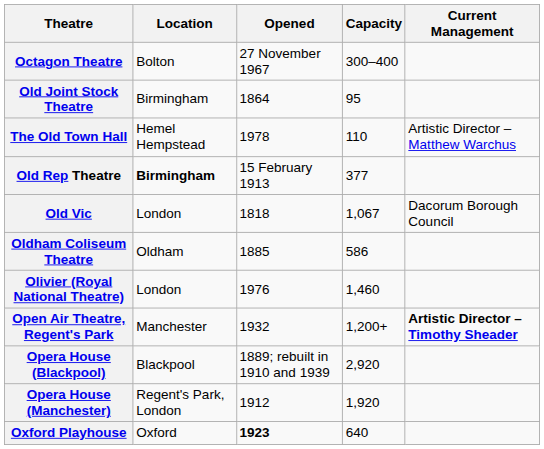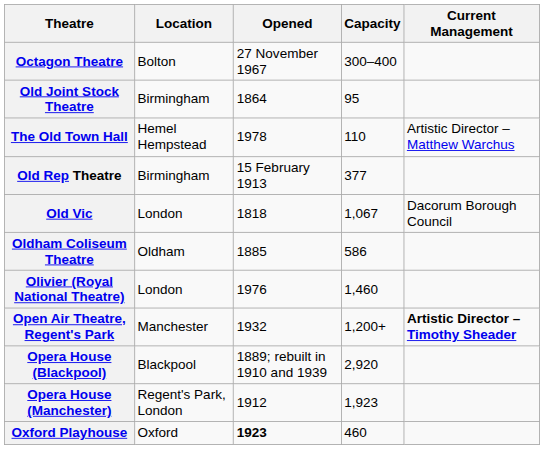(176, 175) bold -> (173, 175) normal
(363, 403) 1,920 -> (361, 403) 1,923
(357, 433) 640 -> (356, 433) 460
